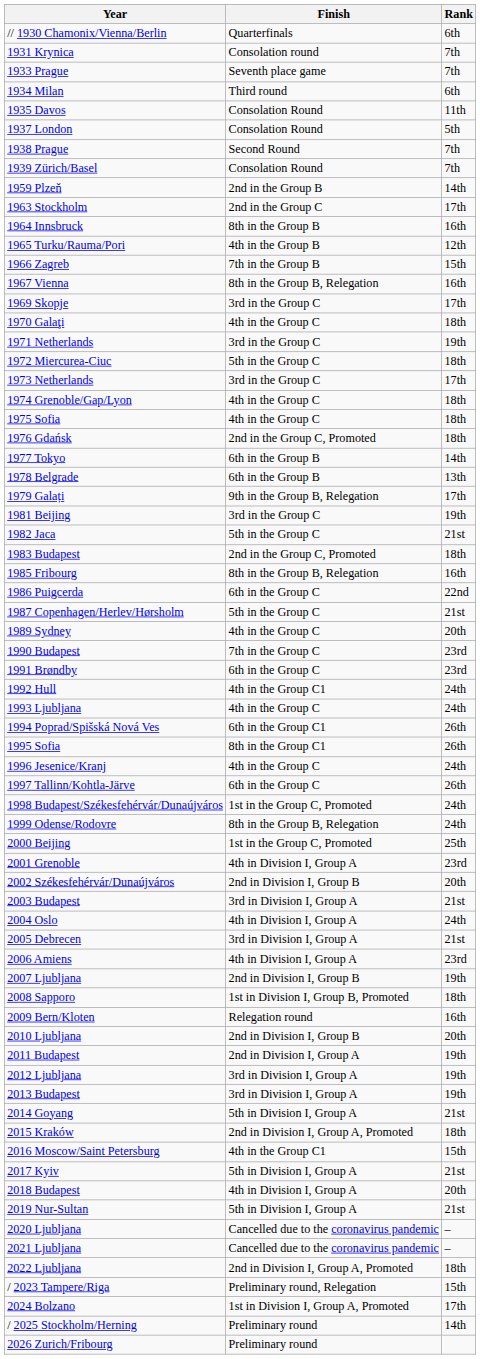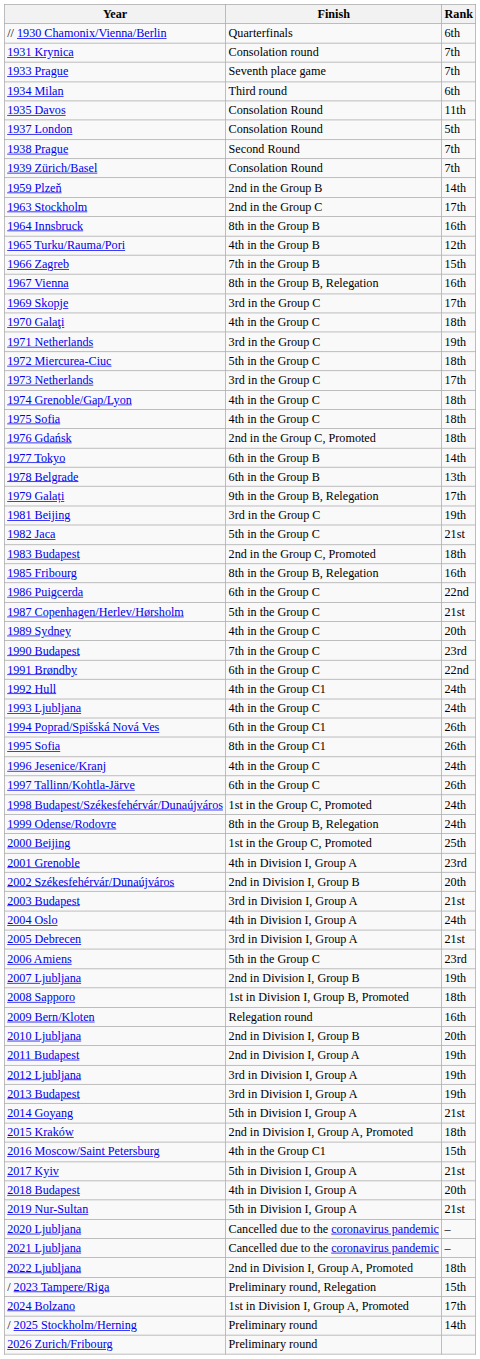(456, 669) 23rd -> (457, 669) 22nd
(293, 959) 4th in Division I, Group A -> (274, 959) 5th in the Group C
